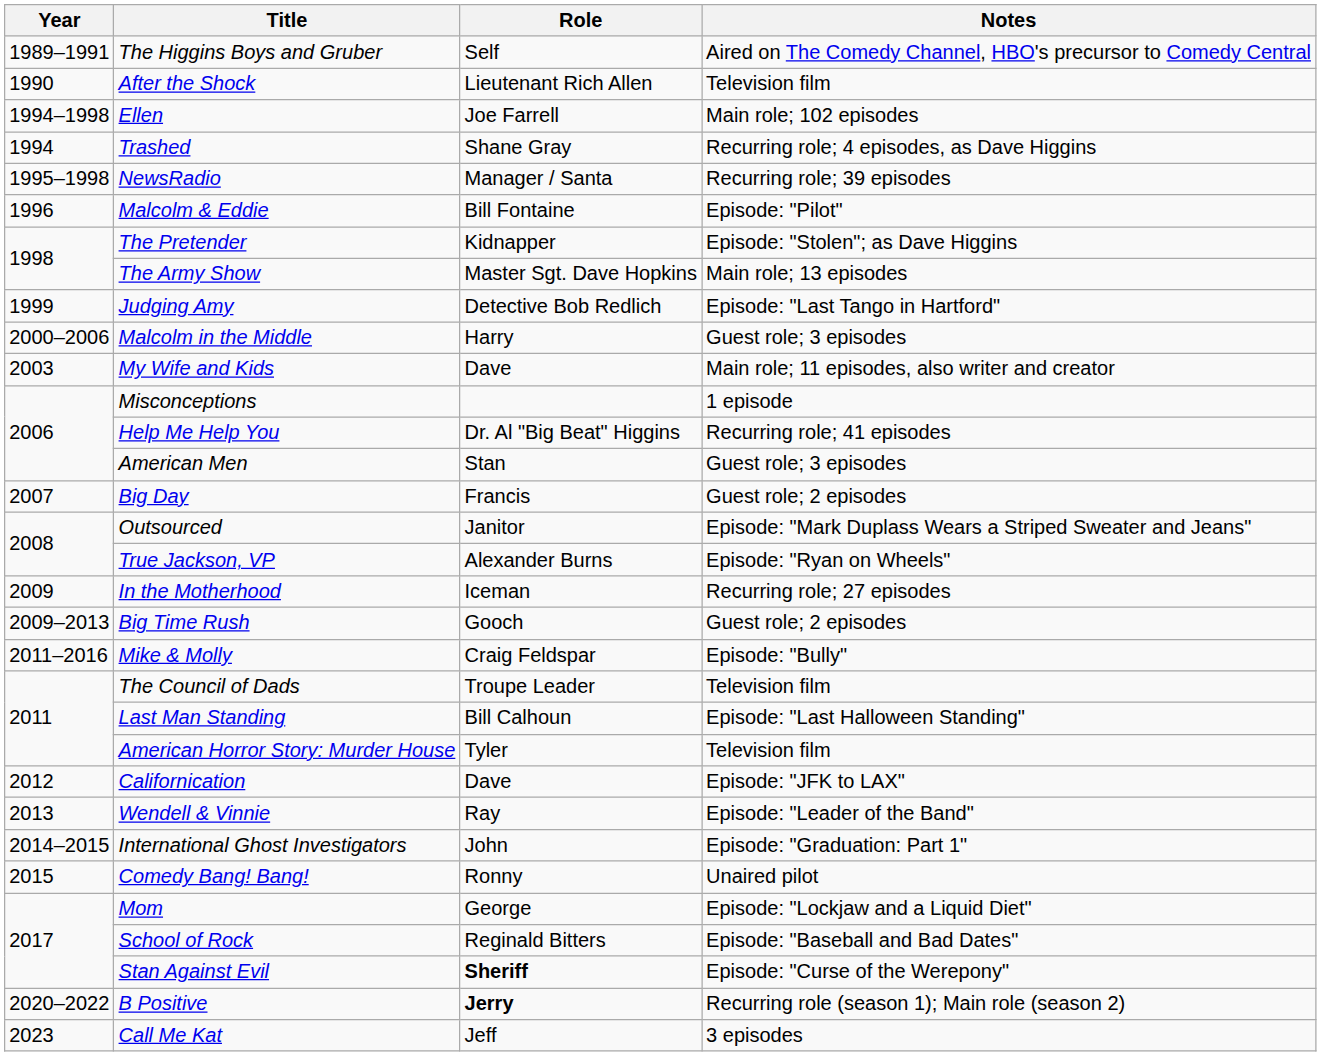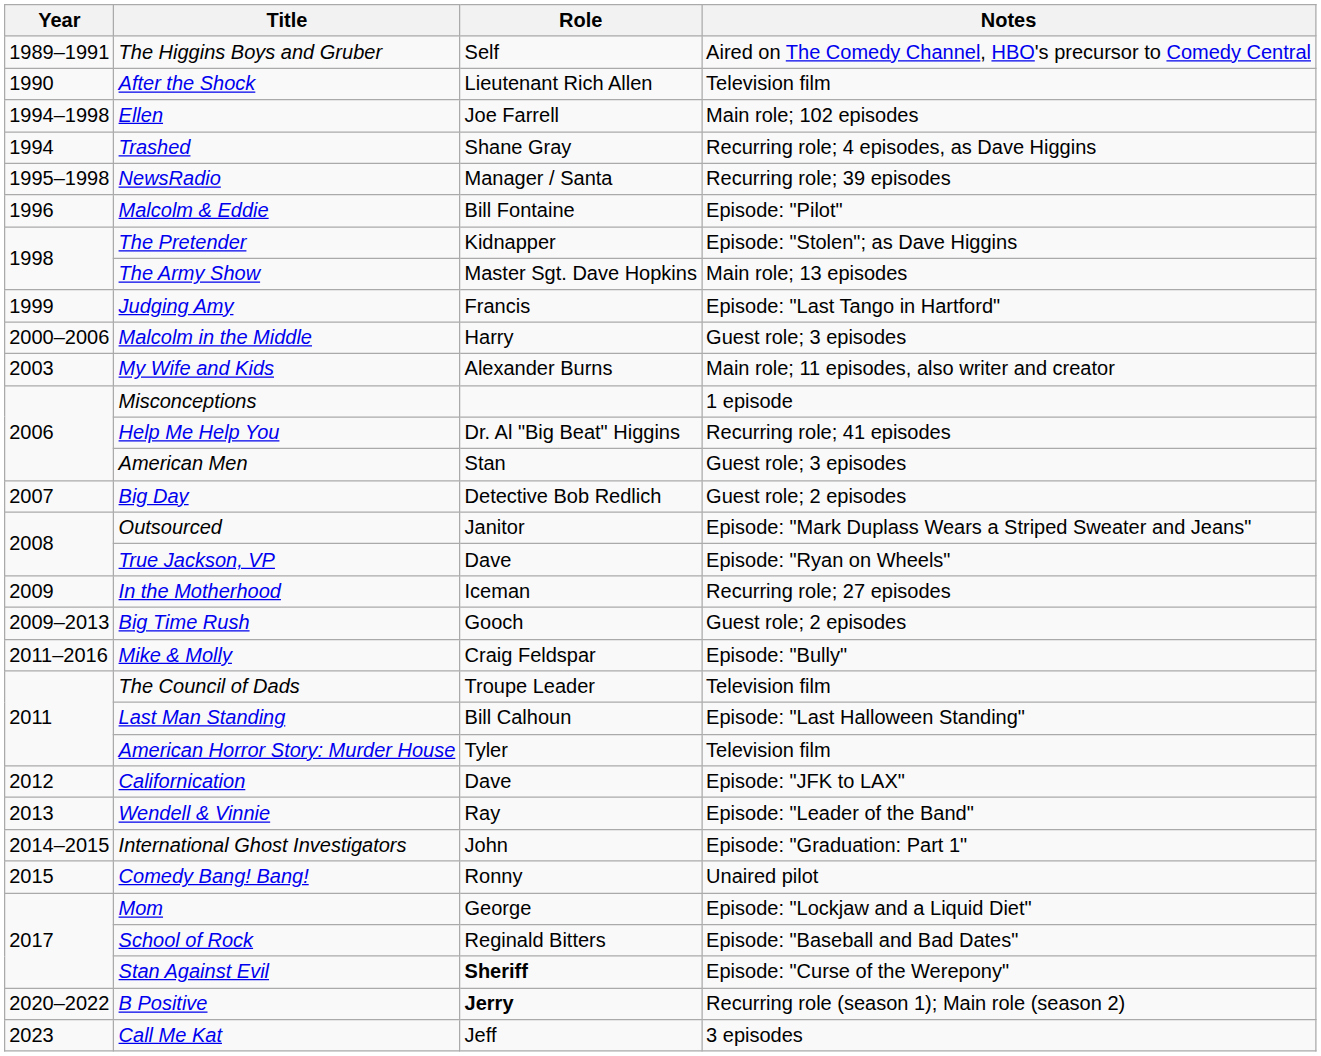(563, 305) Detective Bob Redlich -> (497, 305) Francis
(488, 369) Dave -> (539, 369) Alexander Burns
(497, 496) Francis -> (563, 496) Detective Bob Redlich
(539, 559) Alexander Burns -> (488, 559) Dave
